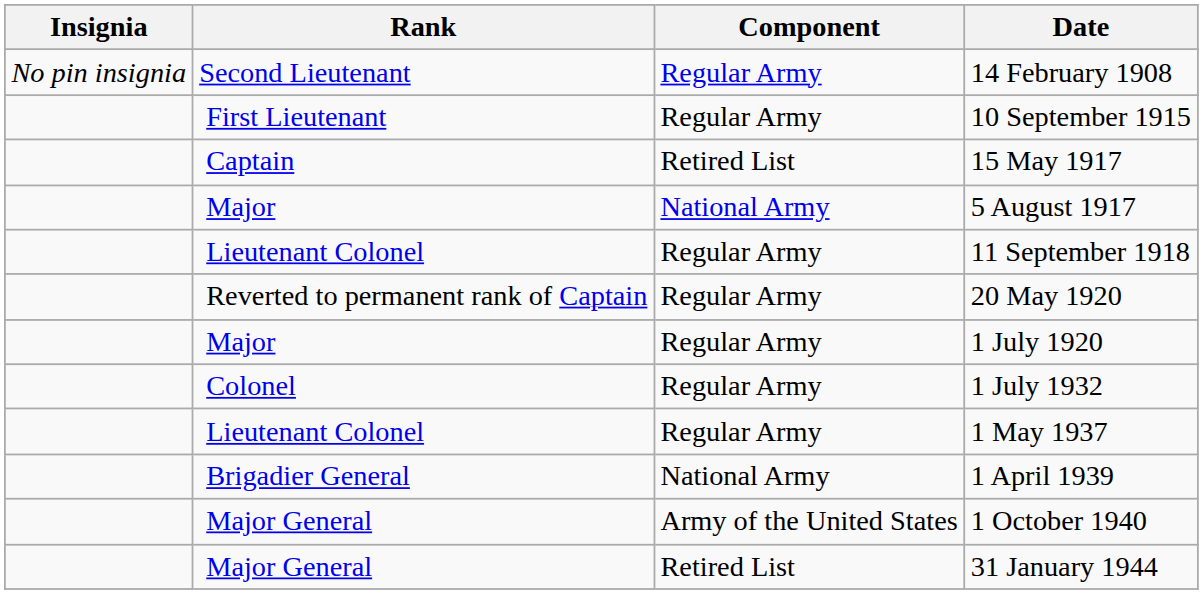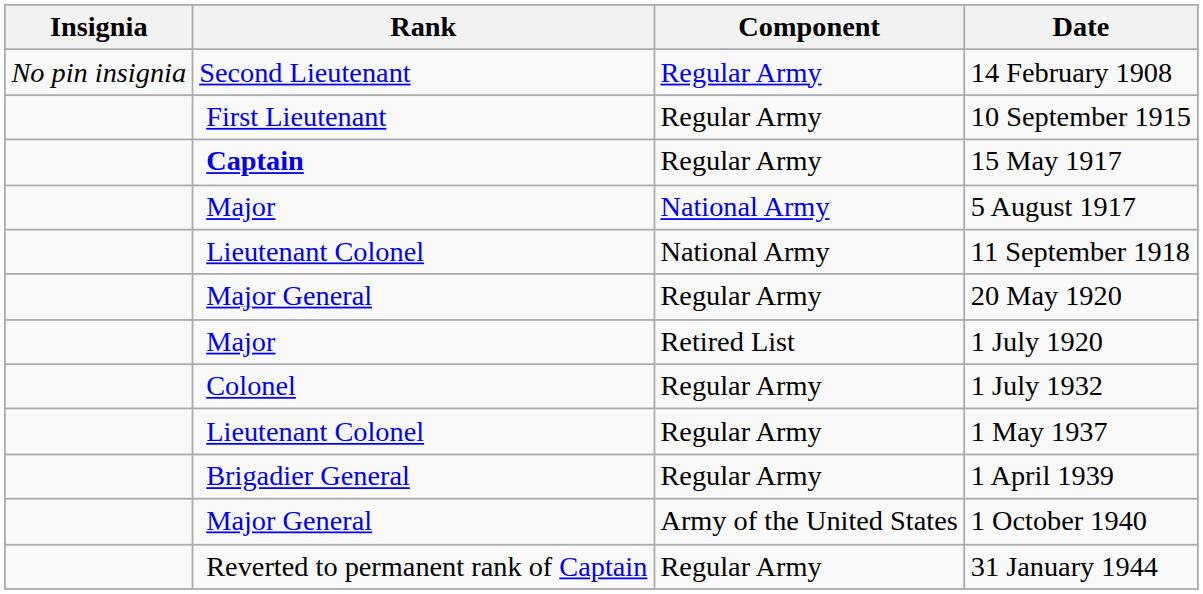(247, 161) normal -> (251, 161) bold
(728, 161) Retired List -> (741, 161) Regular Army
(741, 251) Regular Army -> (745, 251) National Army
(423, 296) Reverted to permanent rank of Captain -> (286, 296) Major General
(741, 341) Regular Army -> (728, 341) Retired List
(745, 476) National Army -> (741, 476) Regular Army
(286, 565) Major General -> (423, 565) Reverted to permanent rank of Captain
(728, 565) Retired List -> (741, 565) Regular Army
